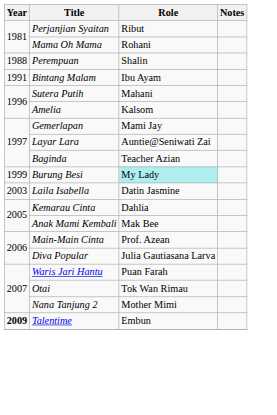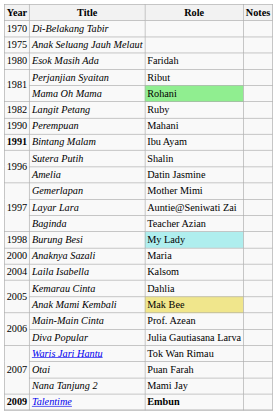+ row: (70, 28)
+ row: (87, 45)
+ row: (65, 61)
(136, 45) no background -> (162, 93) lightgreen background
+ row: (61, 110)
(17, 61) 1988 -> (17, 126) 1990
(134, 61) Shalin -> (163, 126) Mahani
(17, 77) normal -> (17, 142) bold
(137, 93) Mahani -> (160, 158) Shalin
(137, 110) Kalsom -> (176, 175) Datin Jasmine
(142, 126) Mami Jay -> (175, 191) Mother Mimi
(17, 175) 1999 -> (17, 239) 1998
+ row: (64, 256)
(17, 191) 2003 -> (17, 272) 2004
(150, 191) Datin Jasmine -> (163, 272) Kalsom
(140, 223) no background -> (166, 304) khaki background
(145, 272) Puan Farah -> (180, 353) Tok Wan Rimau
(155, 288) Tok Wan Rimau -> (170, 369) Puan Farah
(149, 304) Mother Mimi -> (168, 386) Mami Jay
(136, 321) normal -> (163, 402) bold
